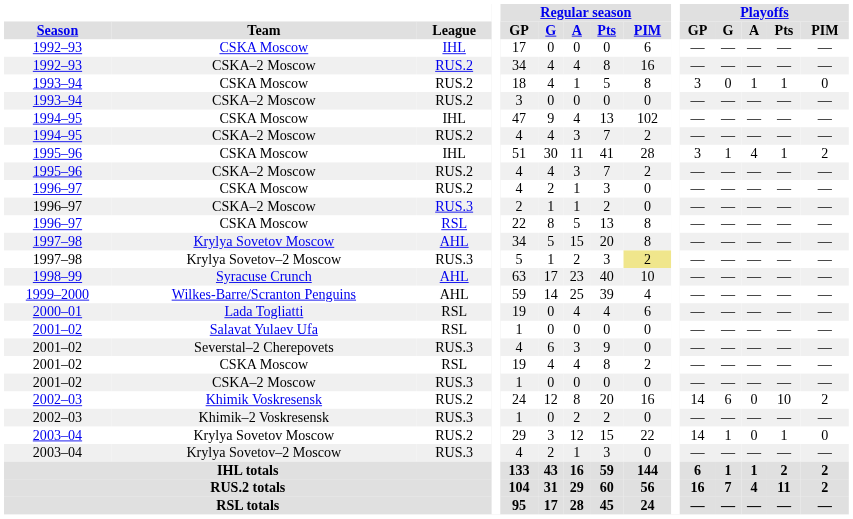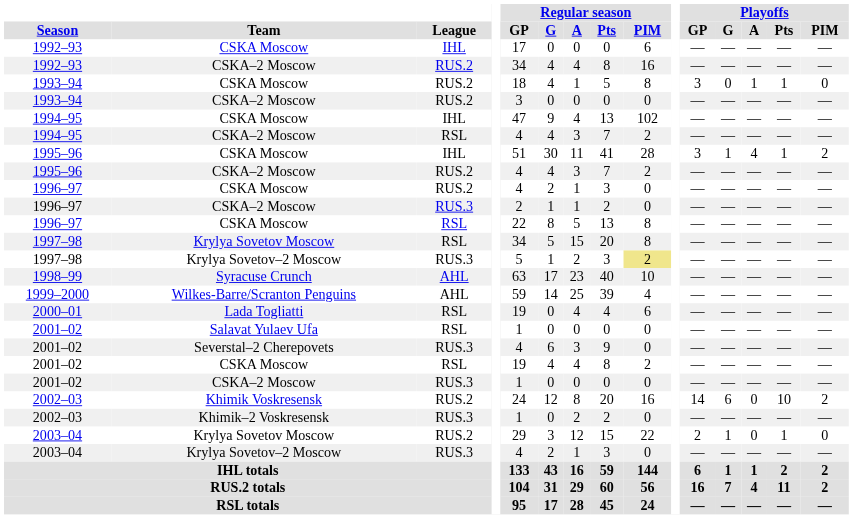(454, 136) RUS.2 -> (454, 136) RSL
(454, 241) AHL -> (454, 241) RSL
(698, 435) 14 -> (698, 435) 2
